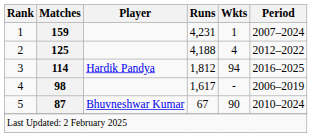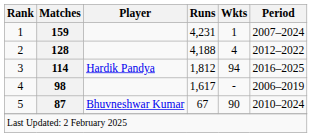(60, 50) 125 -> (60, 50) 128
